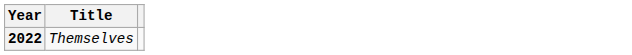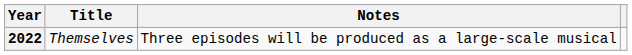+ column: (379, 16)
